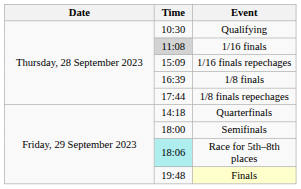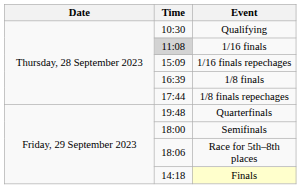(173, 113) 14:18 -> (173, 113) 19:48
(173, 152) paleturquoise background -> (173, 152) no background
(173, 175) 19:48 -> (173, 175) 14:18
